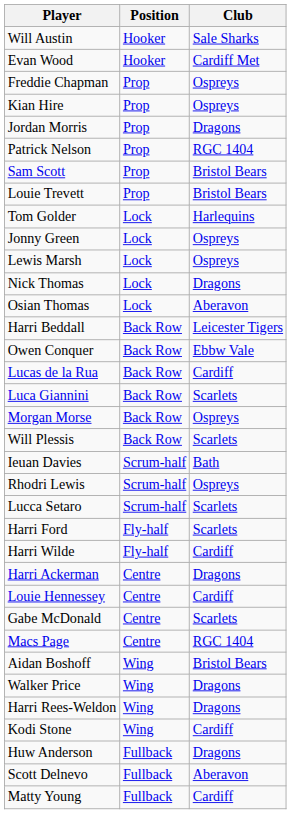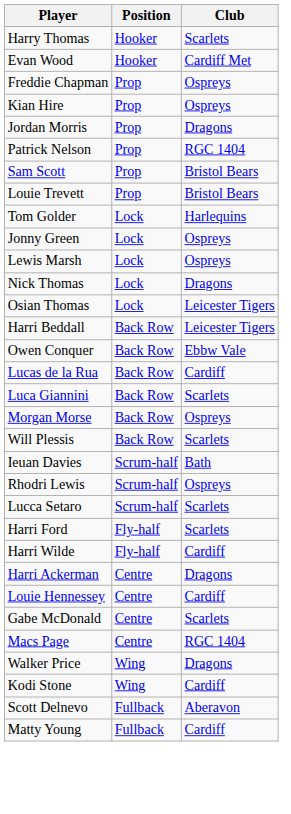- row: (40, 37)
+ row: (48, 37)
(221, 305) Aberavon -> (230, 305) Leicester Tigers
- row: (49, 663)
- row: (62, 707)
- row: (50, 752)
